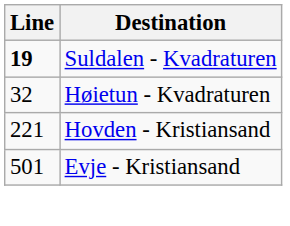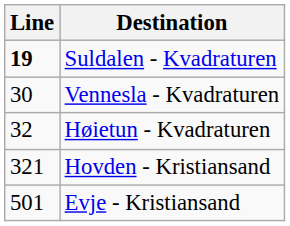+ row: (172, 94)
(27, 130) 221 -> (27, 166) 321
